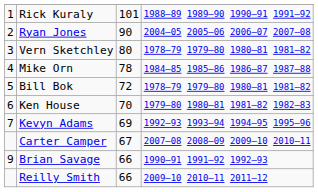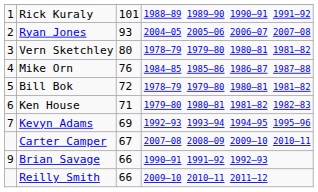(125, 32) 90 -> (125, 32) 93
(125, 68) 78 -> (125, 68) 76
(125, 105) 70 -> (125, 105) 71
